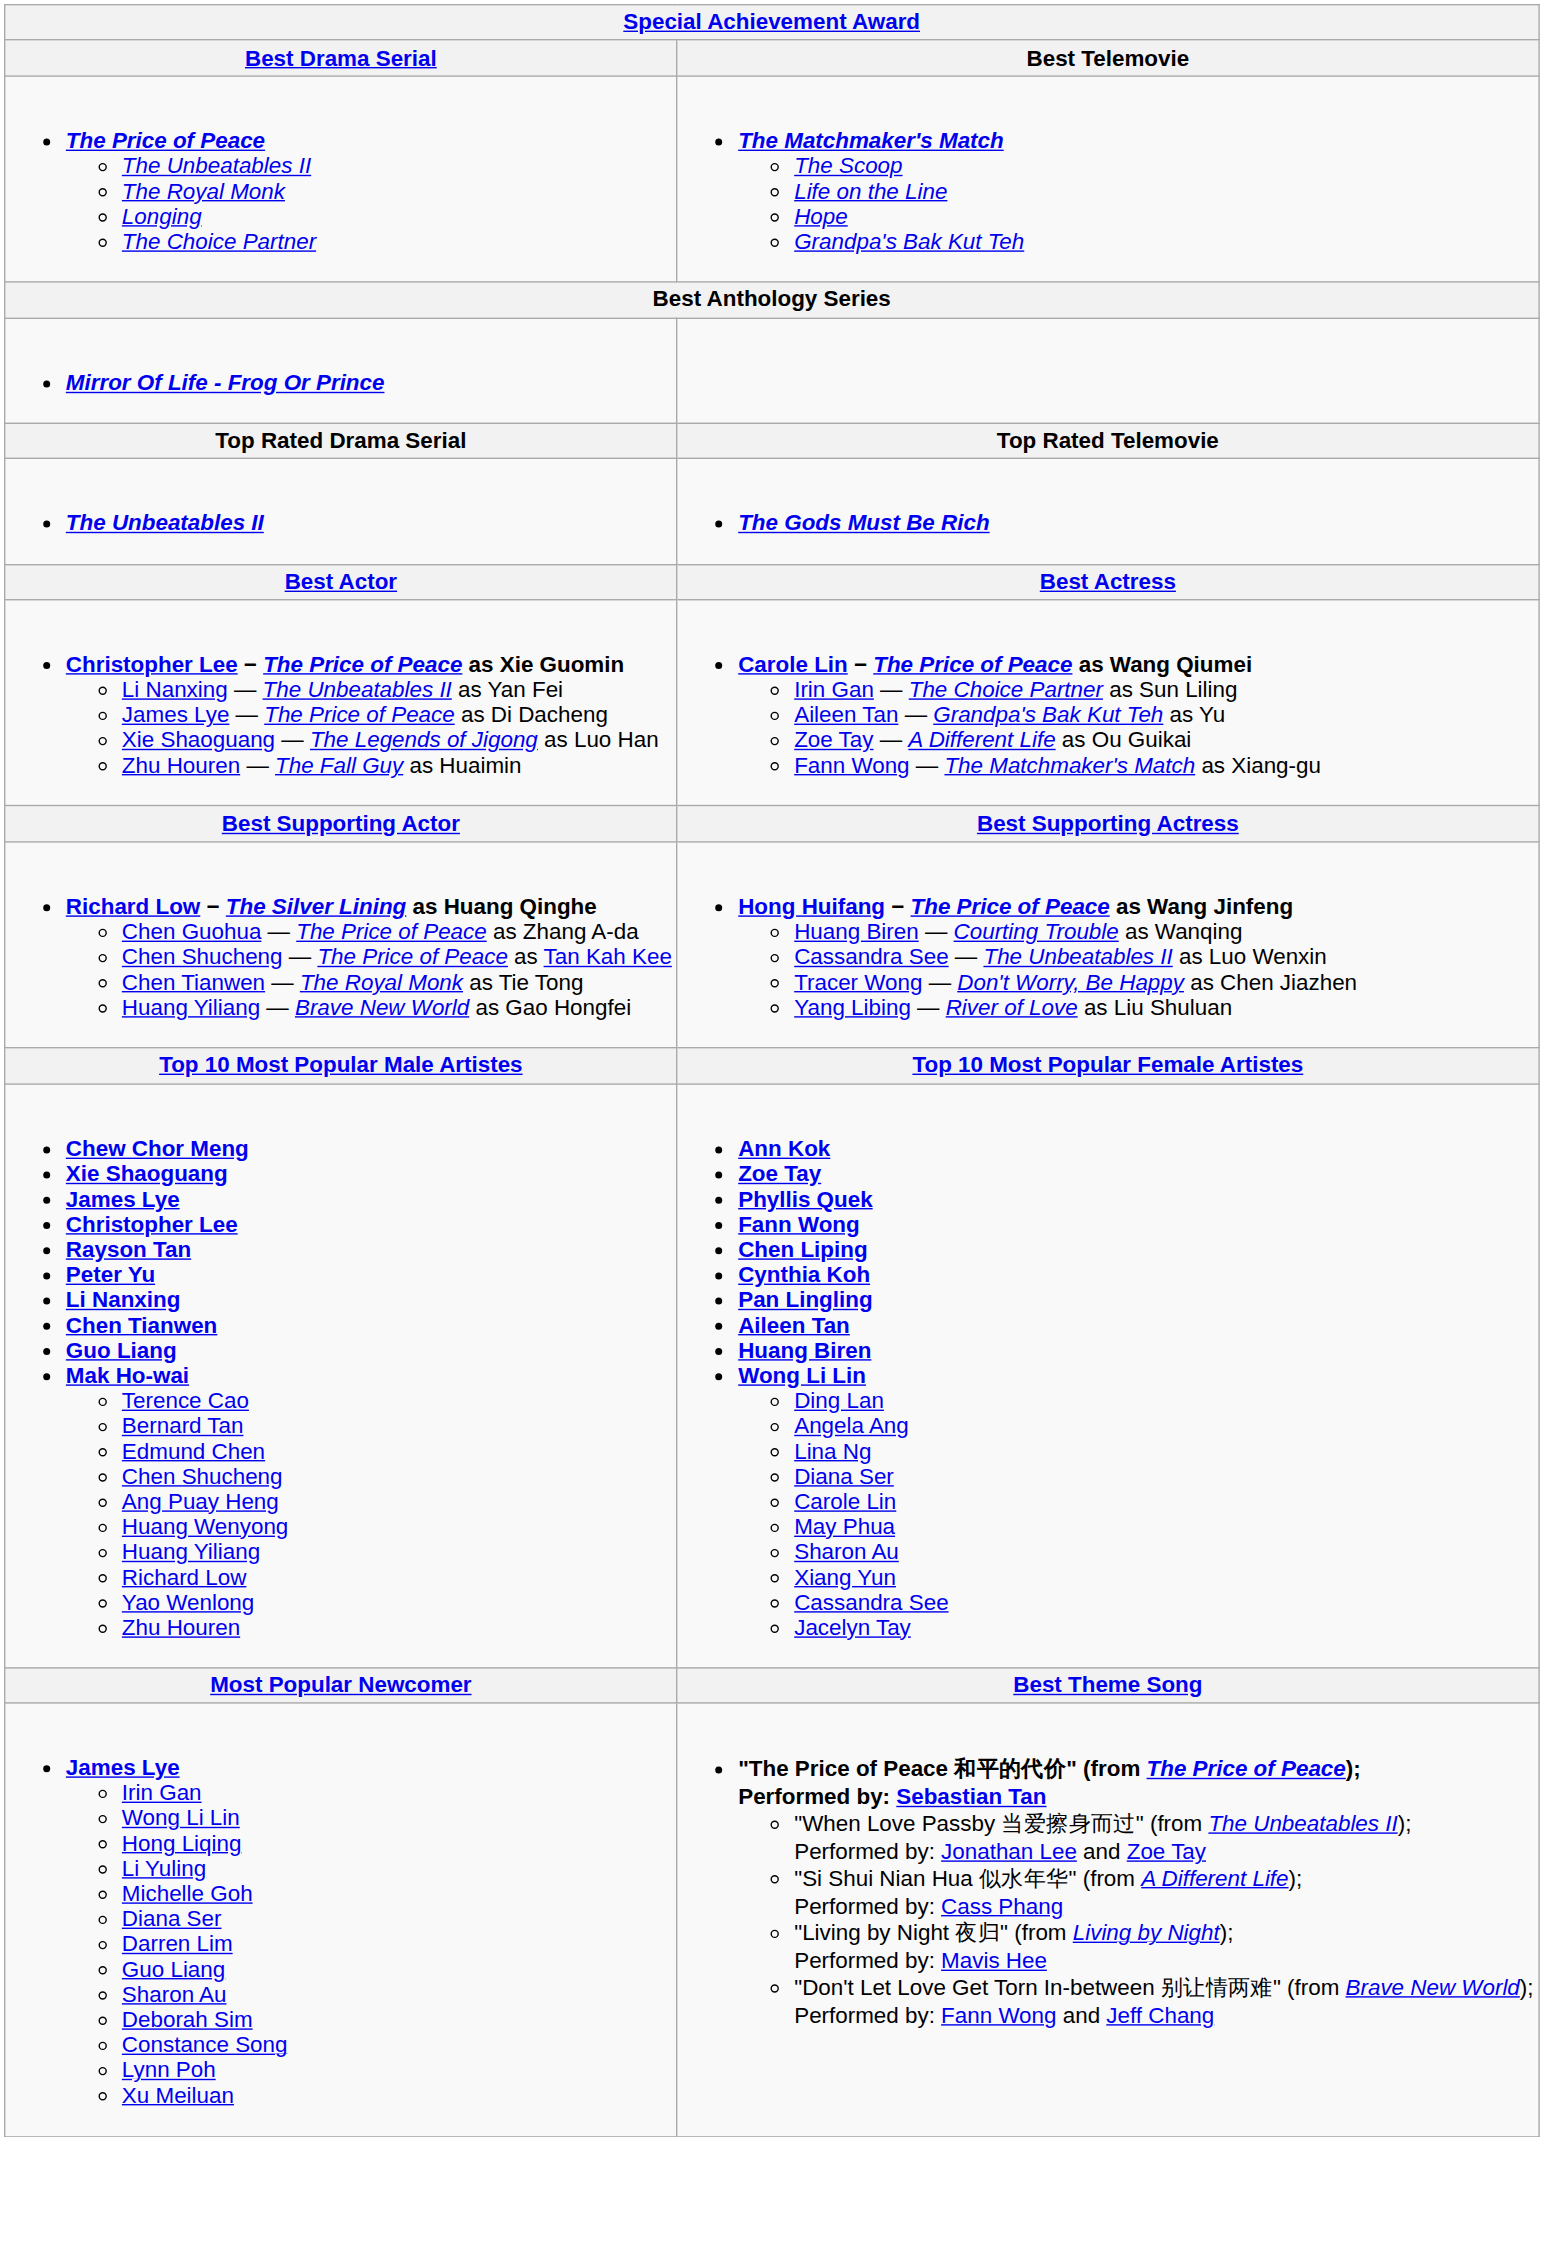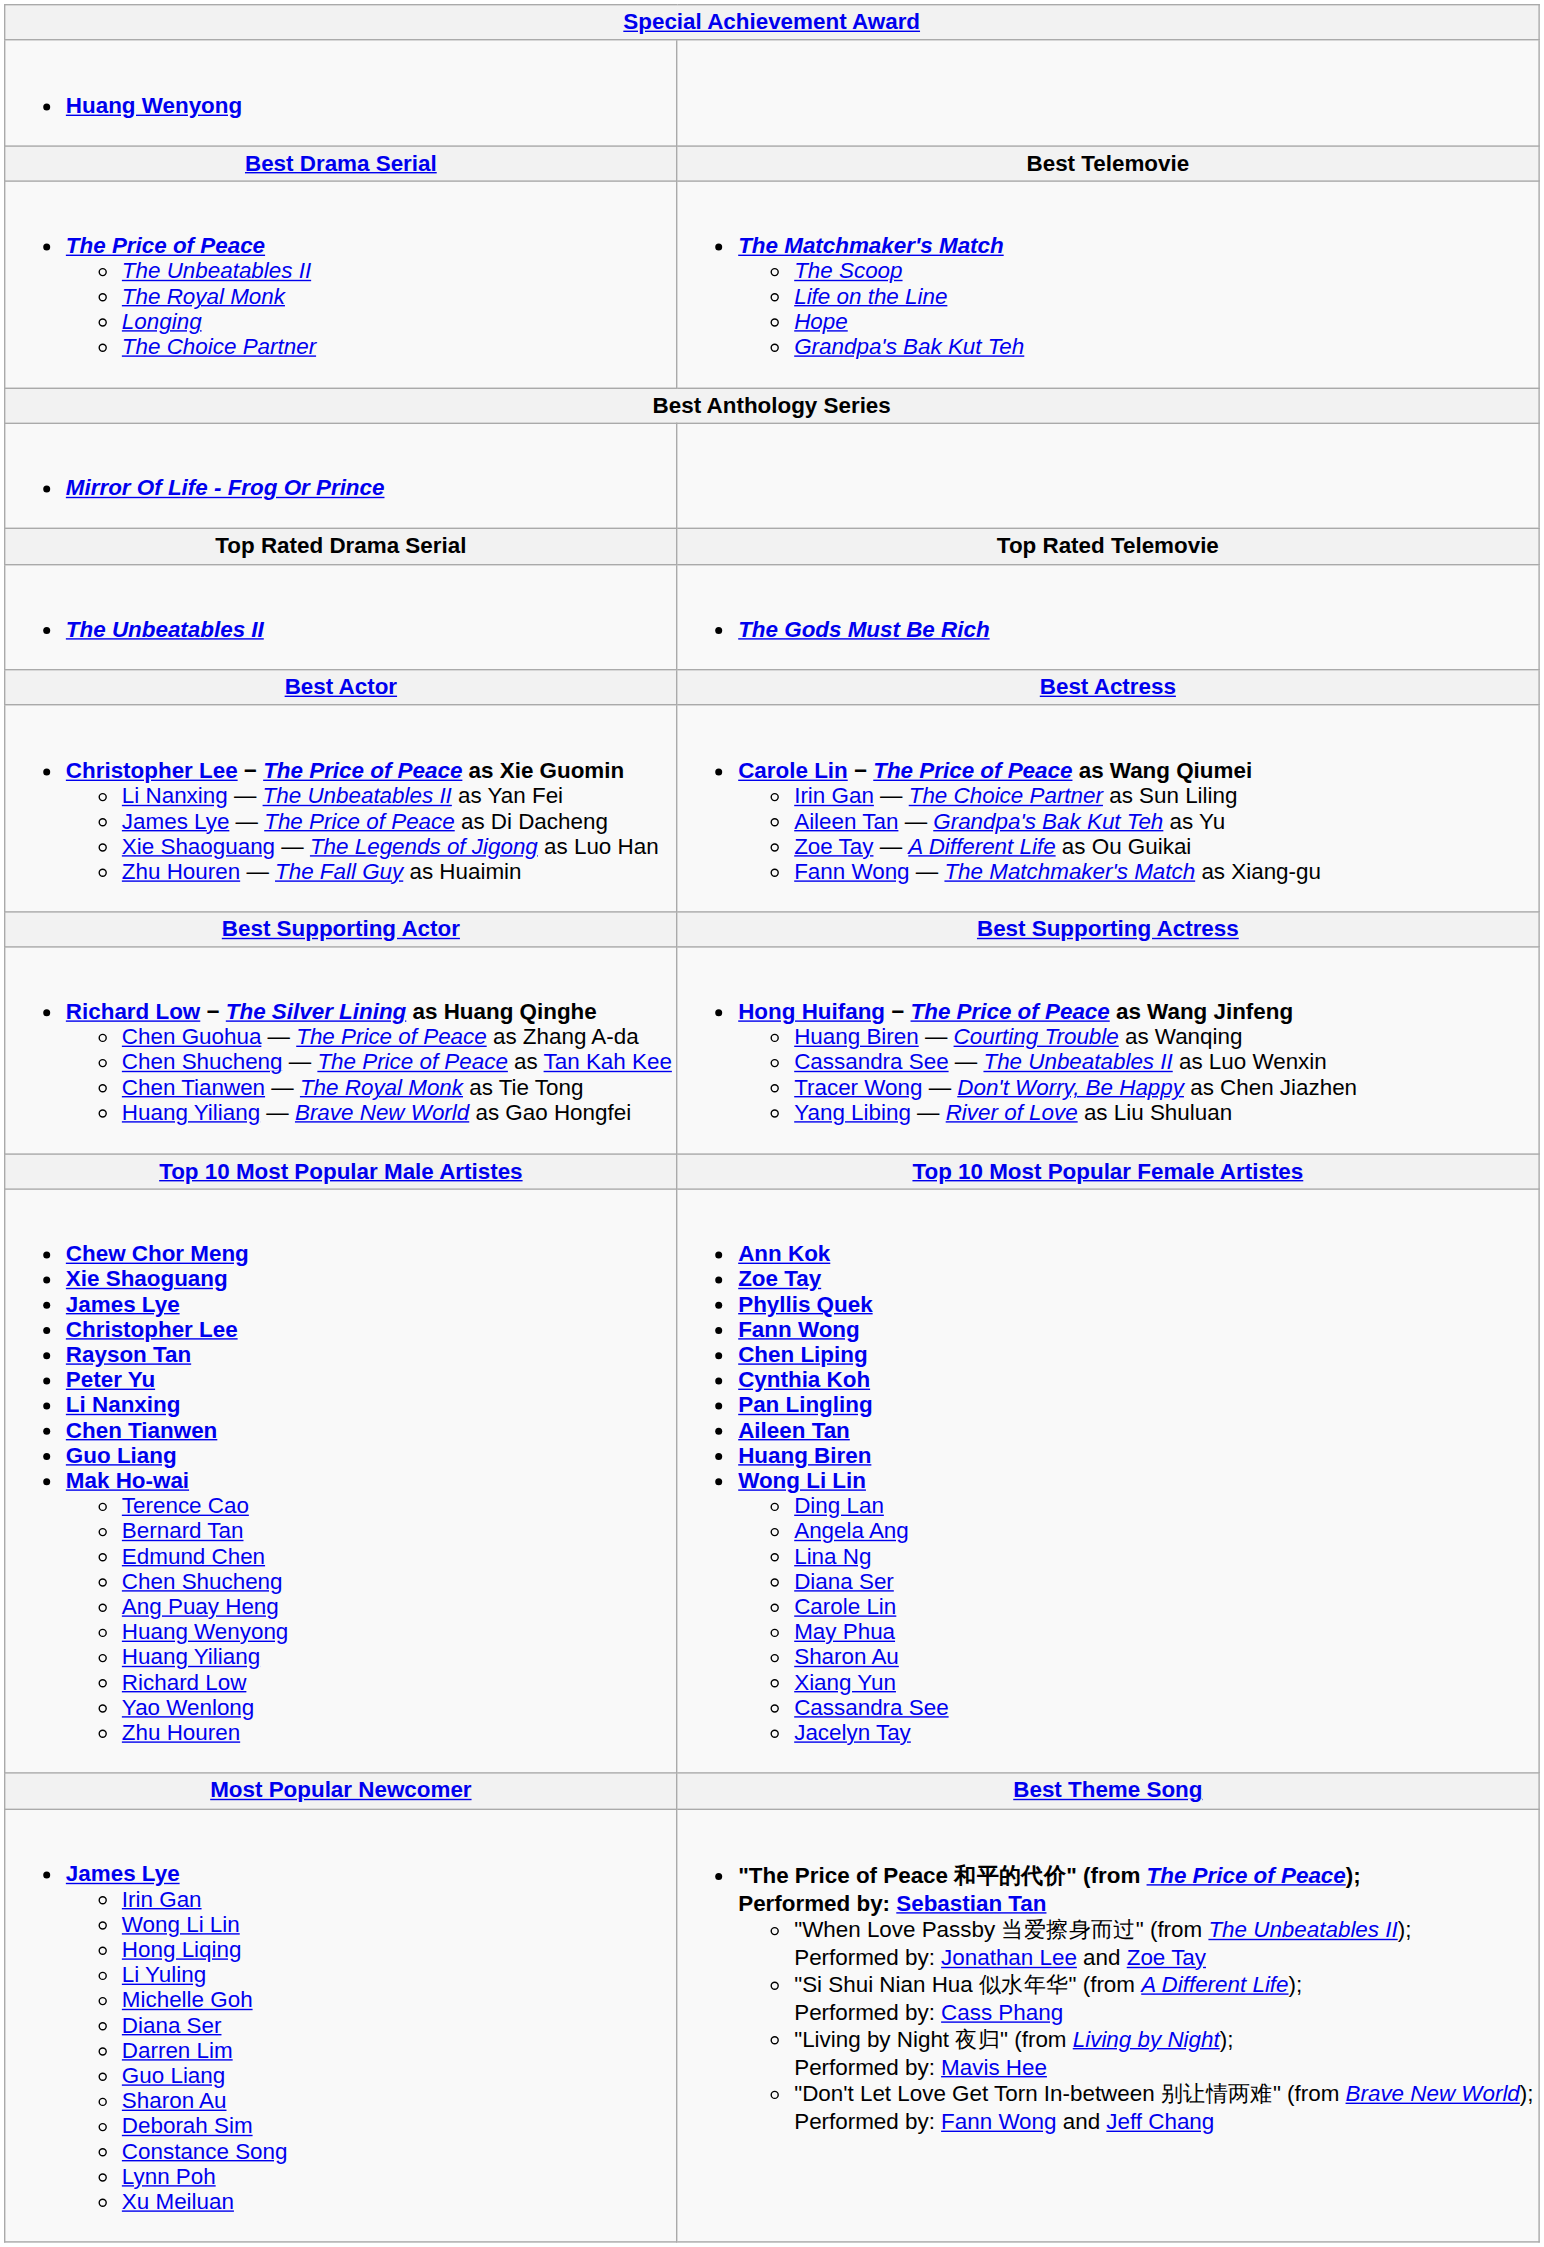+ row: (341, 106)
